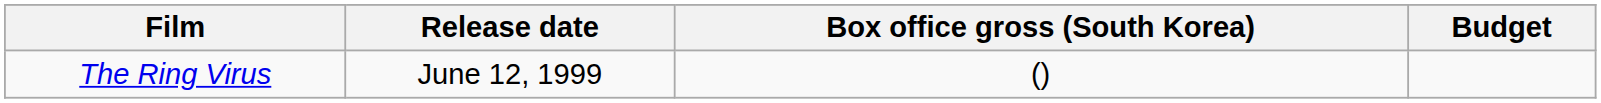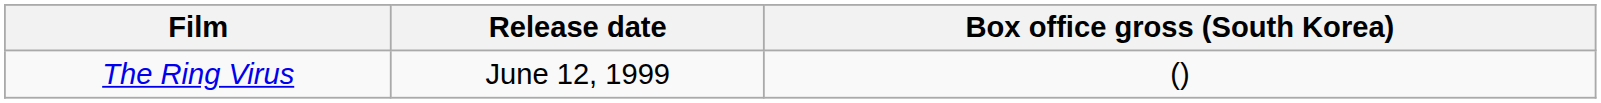- column: (1502, 27)
